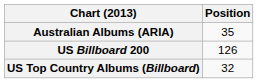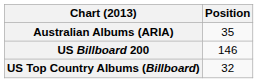(228, 50) 126 -> (228, 50) 146
